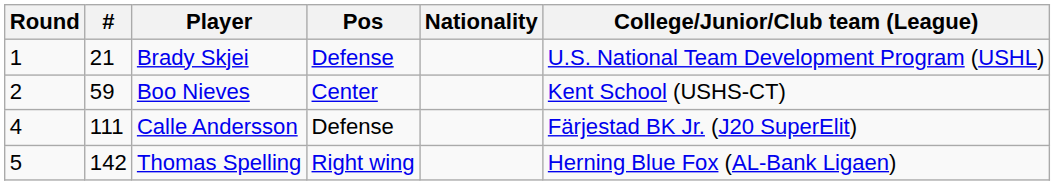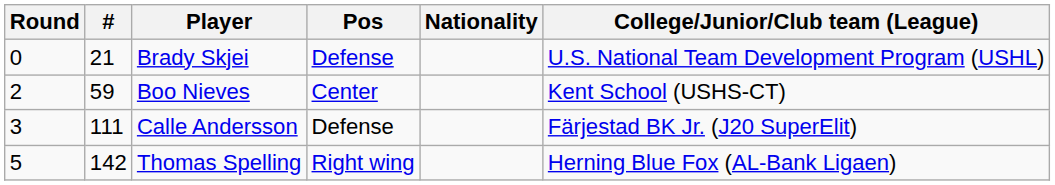(16, 57) 1 -> (16, 57) 0
(16, 127) 4 -> (16, 127) 3
